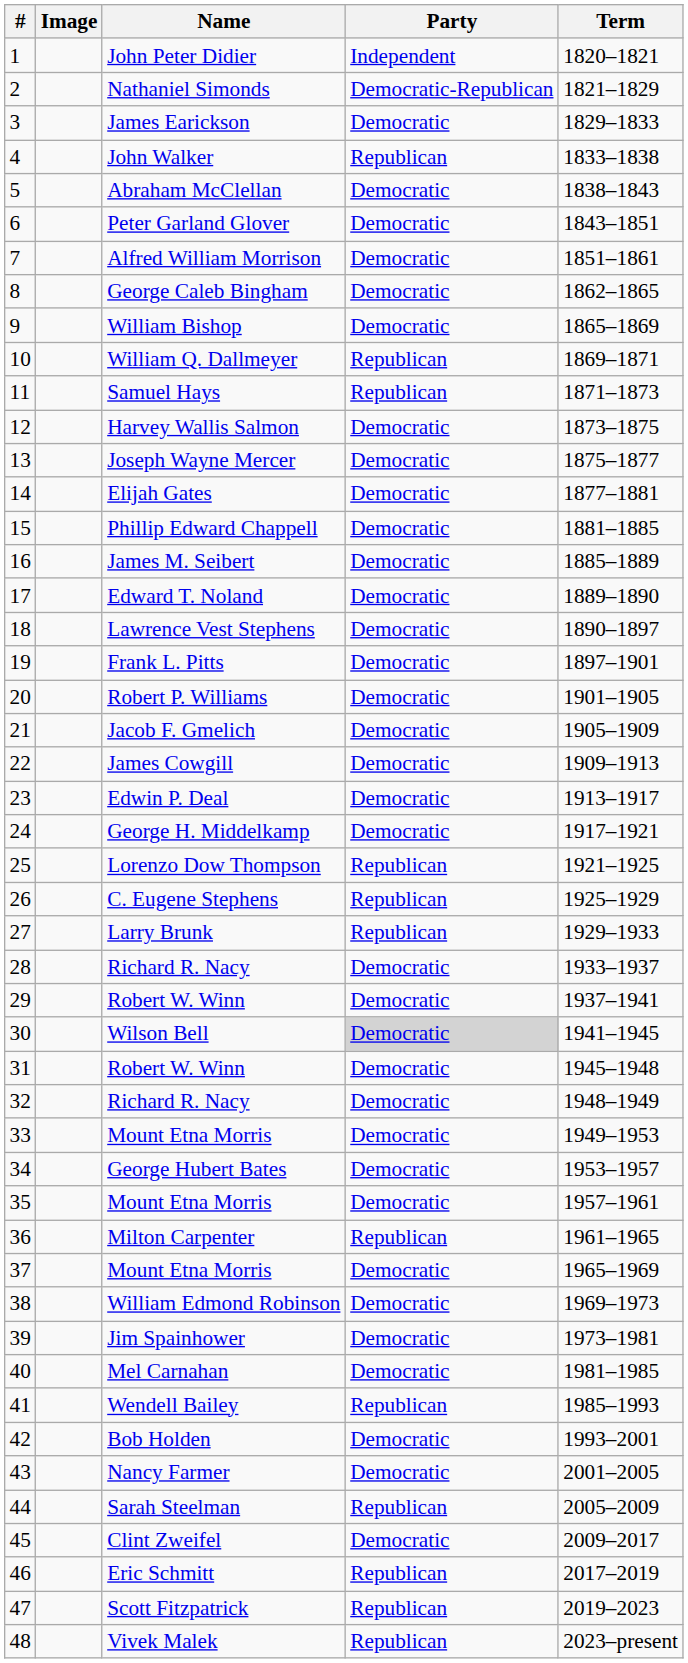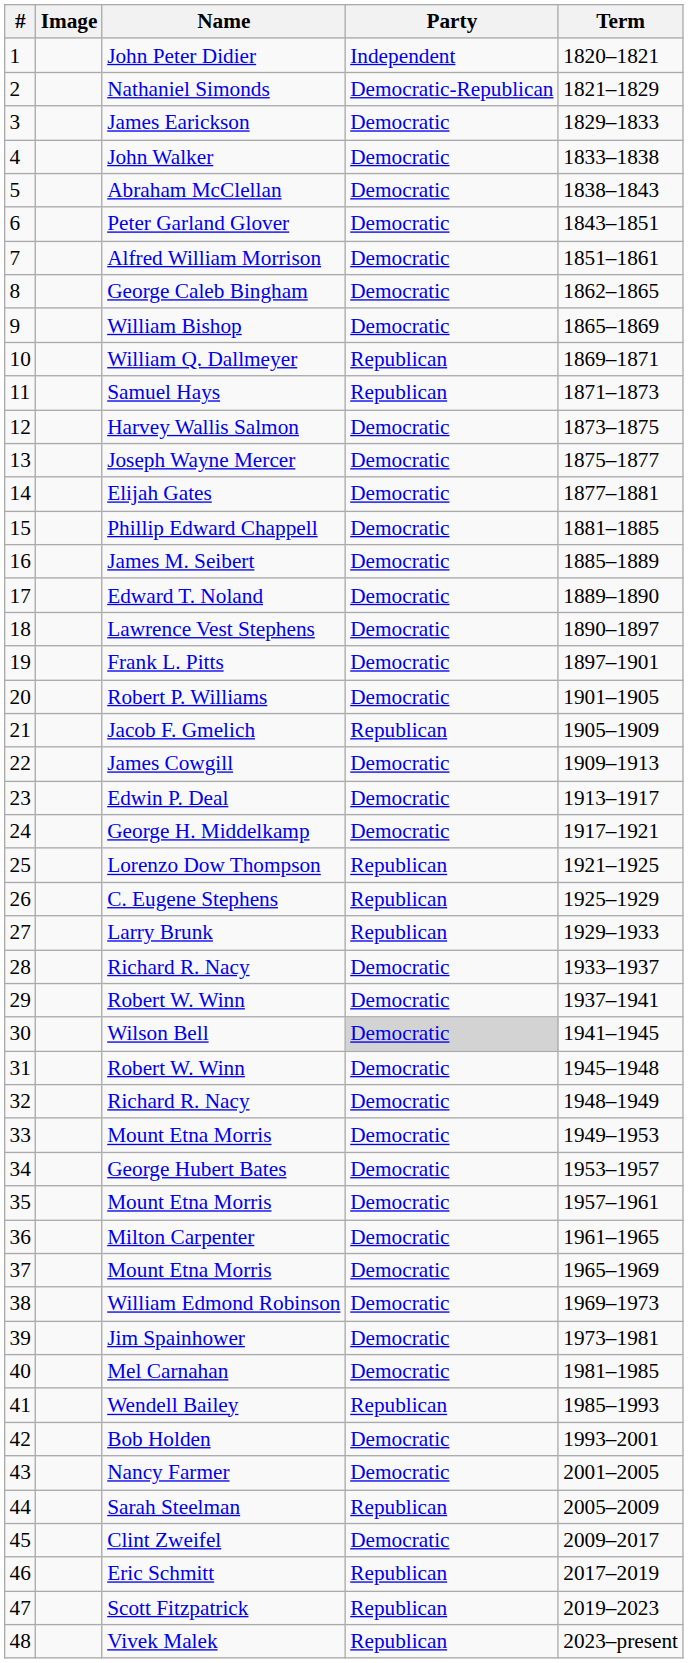(399, 156) Republican -> (400, 156) Democratic
(400, 730) Democratic -> (399, 730) Republican
(399, 1236) Republican -> (400, 1236) Democratic
